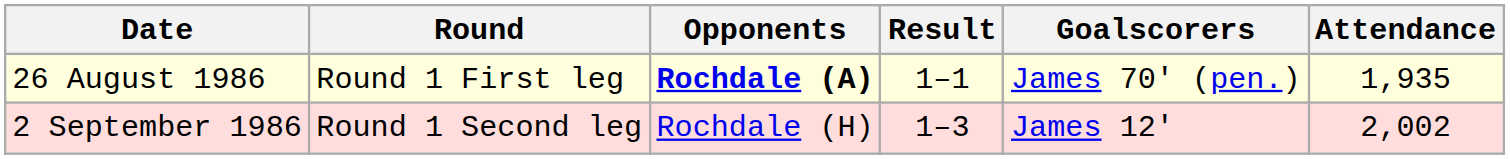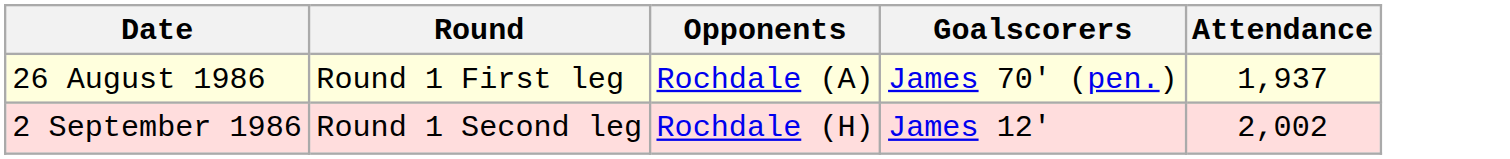- column: (942, 30)
(765, 79) bold -> (765, 79) normal
(1406, 79) 1,935 -> (1283, 79) 1,937
